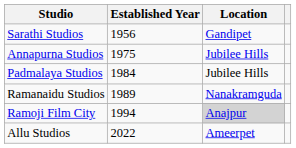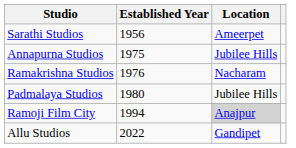(228, 34) Gandipet -> (239, 34) Ameerpet
+ row: (60, 73)
(123, 73) 1984 -> (132, 93) 1980
- row: (56, 93)
(230, 133) Ameerpet -> (237, 133) Gandipet
